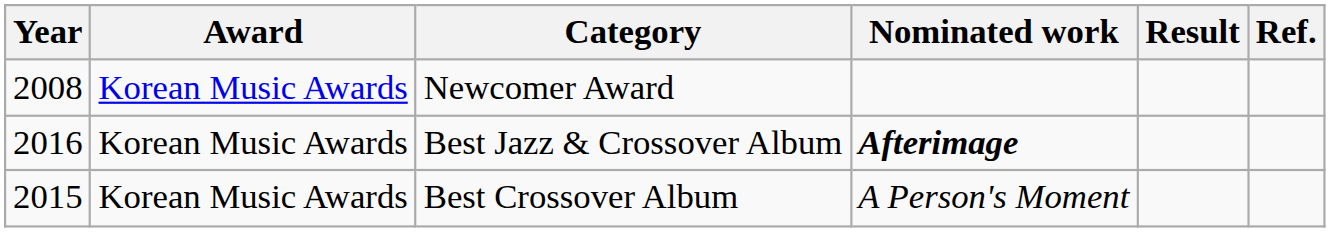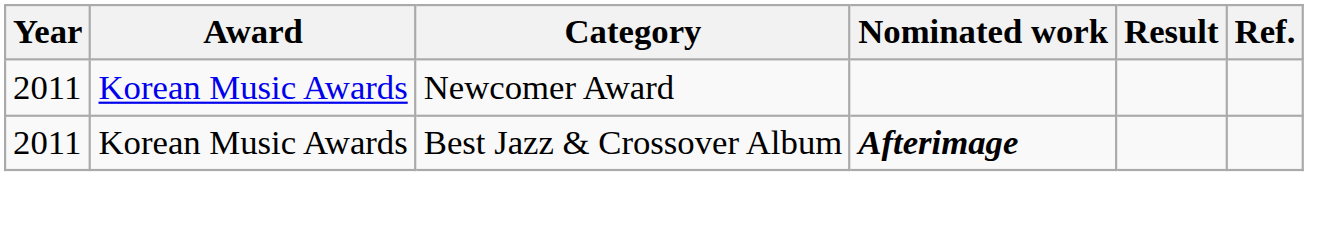(48, 87) 2008 -> (47, 87) 2011
(48, 142) 2016 -> (47, 142) 2011
- row: (581, 197)
